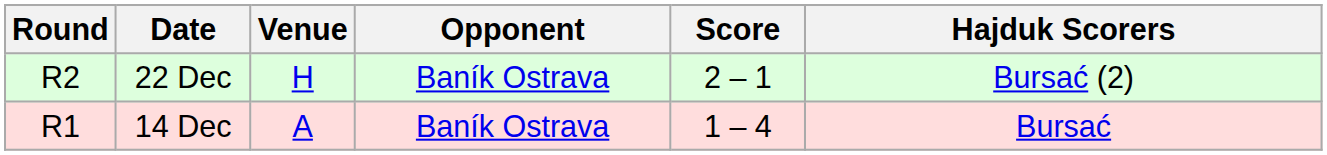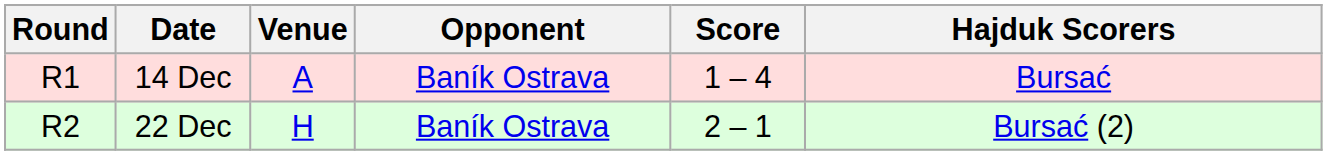rows swapped: (183, 126) <-> (183, 78)
